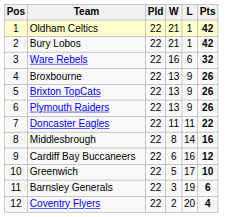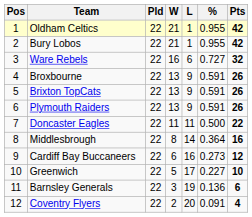+ column: (212, 12)
